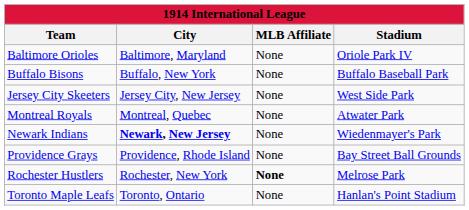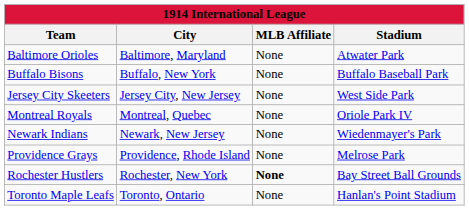(375, 54) Oriole Park IV -> (371, 54) Atwater Park
(371, 114) Atwater Park -> (375, 114) Oriole Park IV
(175, 134) bold -> (172, 134) normal
(399, 154) Bay Street Ball Grounds -> (371, 154) Melrose Park
(371, 174) Melrose Park -> (399, 174) Bay Street Ball Grounds
